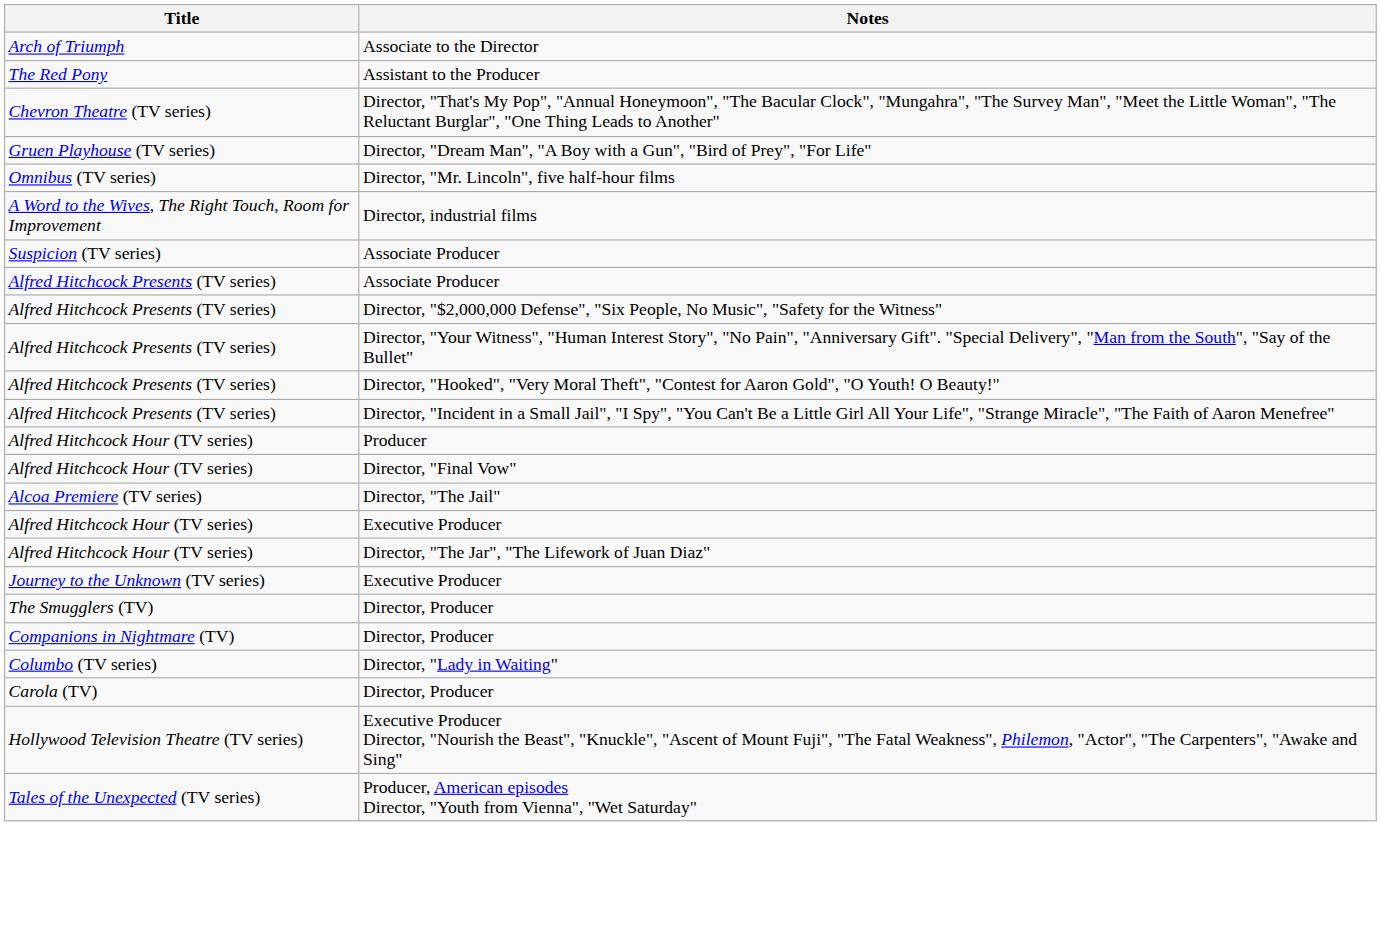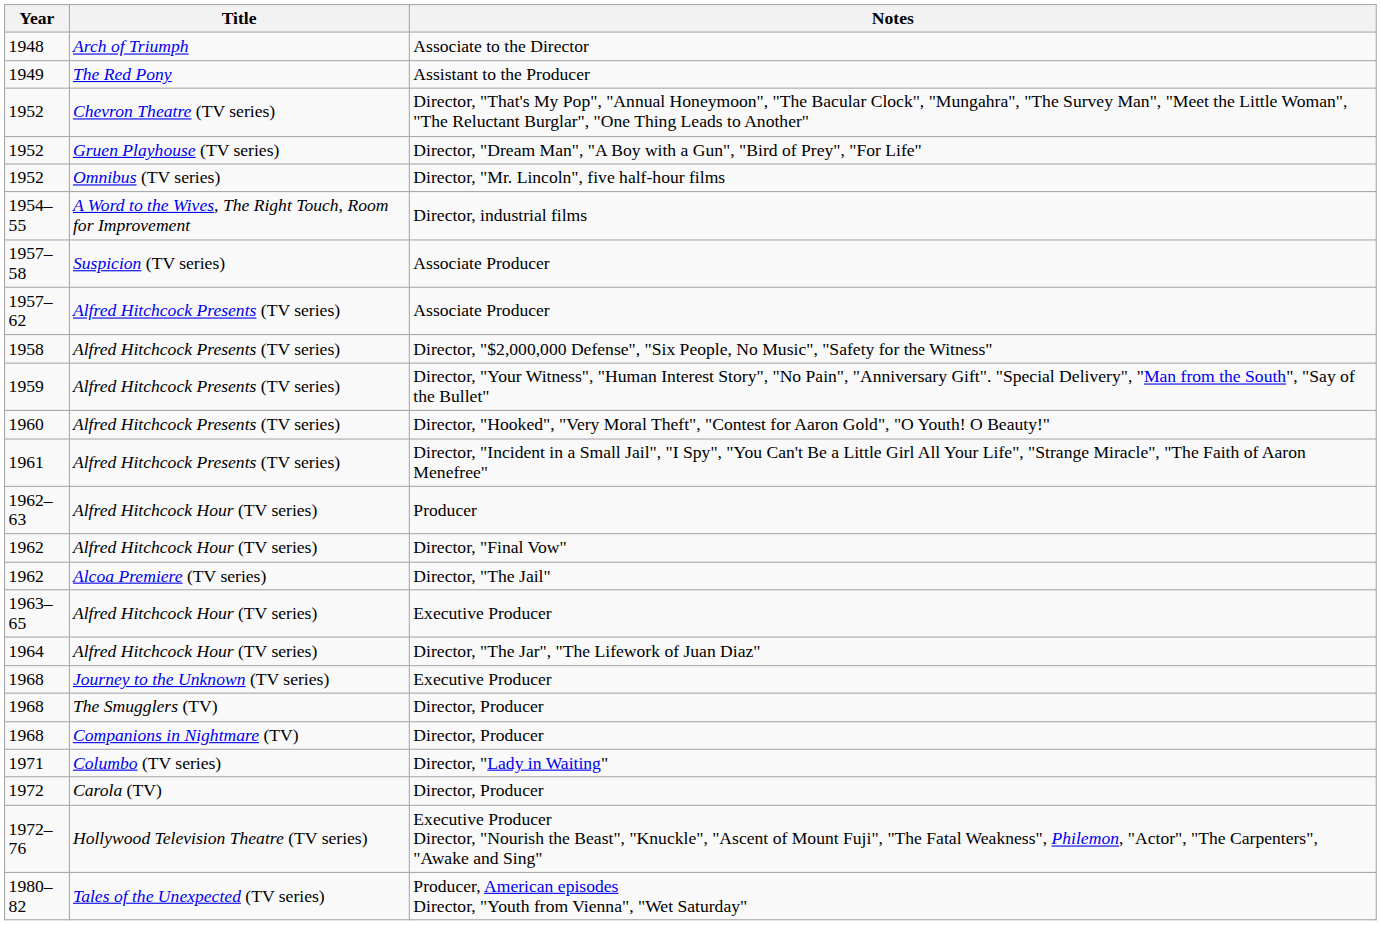+ column: (37, 18)
